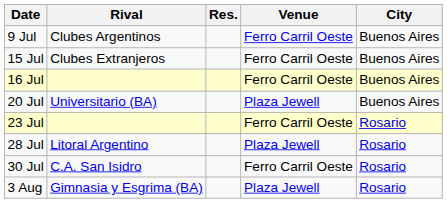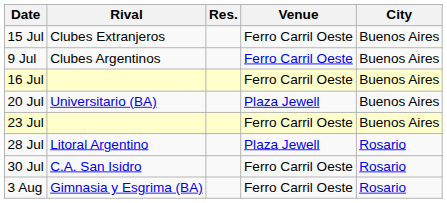rows swapped: (22, 36) <-> (26, 58)
(383, 123) Rosario -> (399, 123) Buenos Aires
(282, 187) Plaza Jewell -> (298, 187) Ferro Carril Oeste
